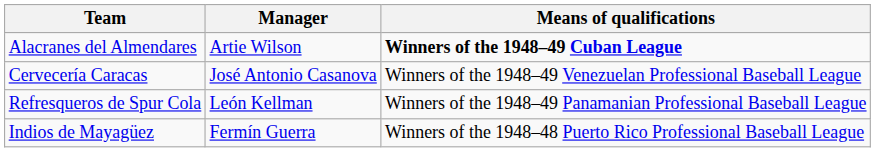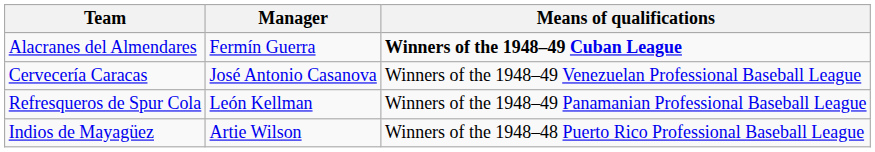(256, 47) Artie Wilson -> (263, 47) Fermín Guerra
(263, 132) Fermín Guerra -> (256, 132) Artie Wilson
